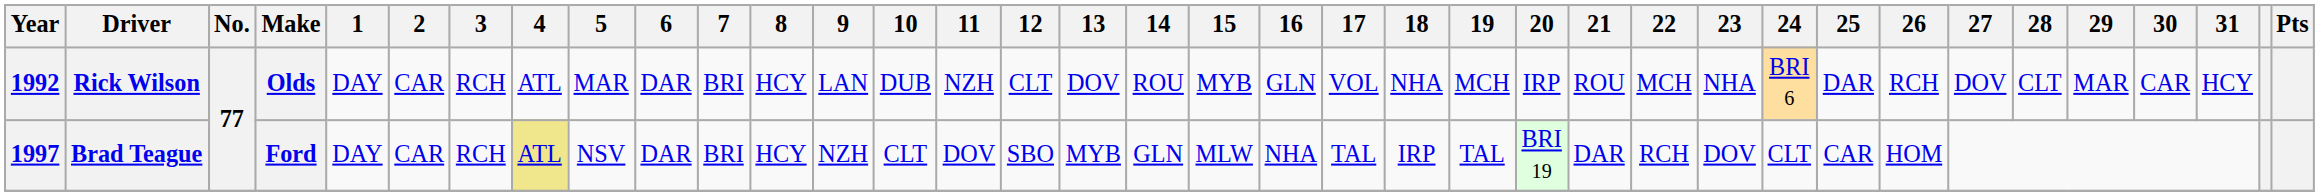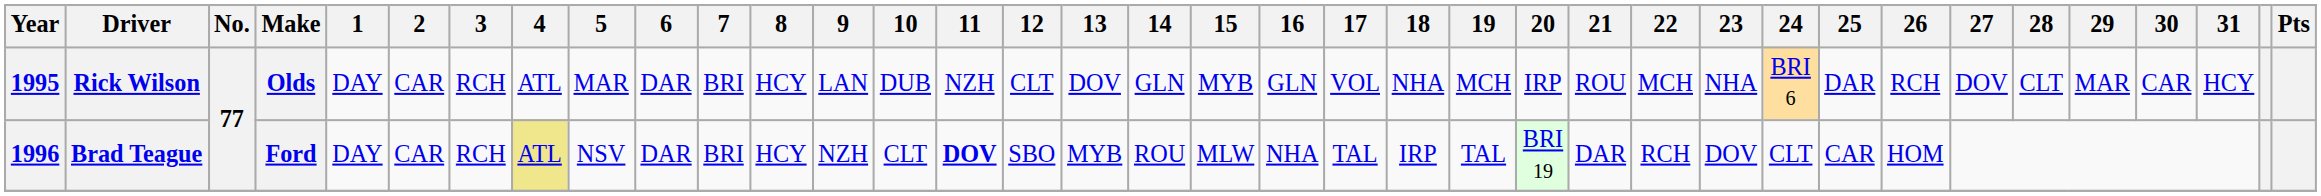(35, 82) 1992 -> (35, 82) 1995
(1158, 82) ROU -> (1160, 82) GLN
(35, 154) 1997 -> (35, 154) 1996
(969, 154) normal -> (970, 154) bold
(1158, 154) GLN -> (1160, 154) ROU
